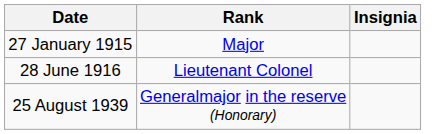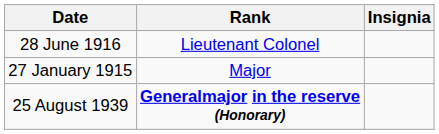rows swapped: (70, 44) <-> (70, 70)
(243, 106) normal -> (250, 106) bold
